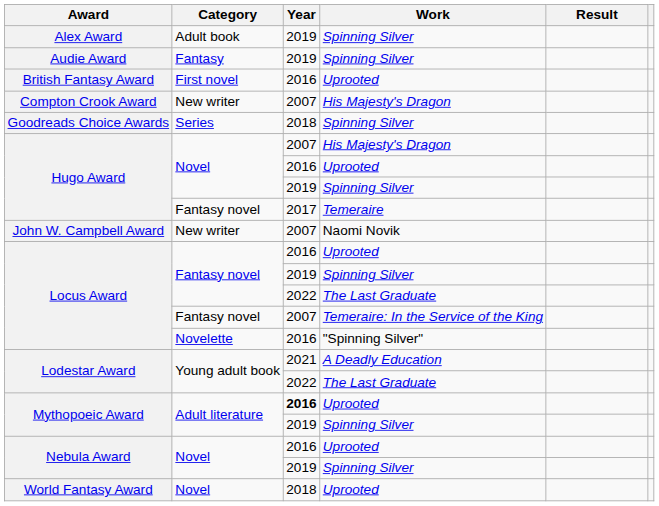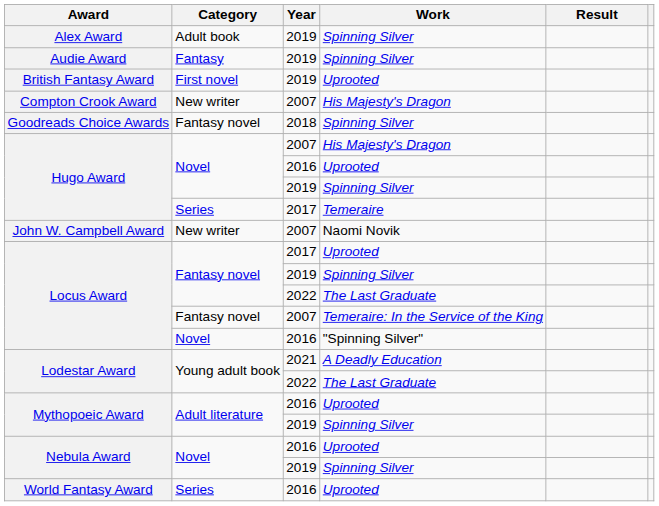(301, 79) 2016 -> (301, 79) 2019
(195, 123) Series -> (218, 123) Fantasy novel
(218, 209) Fantasy novel -> (195, 209) Series
(301, 252) 2016 -> (301, 252) 2017
(204, 338) Novelette -> (193, 338) Novel
(301, 403) bold -> (301, 403) normal
(193, 489) Novel -> (195, 489) Series
(301, 489) 2018 -> (301, 489) 2016
